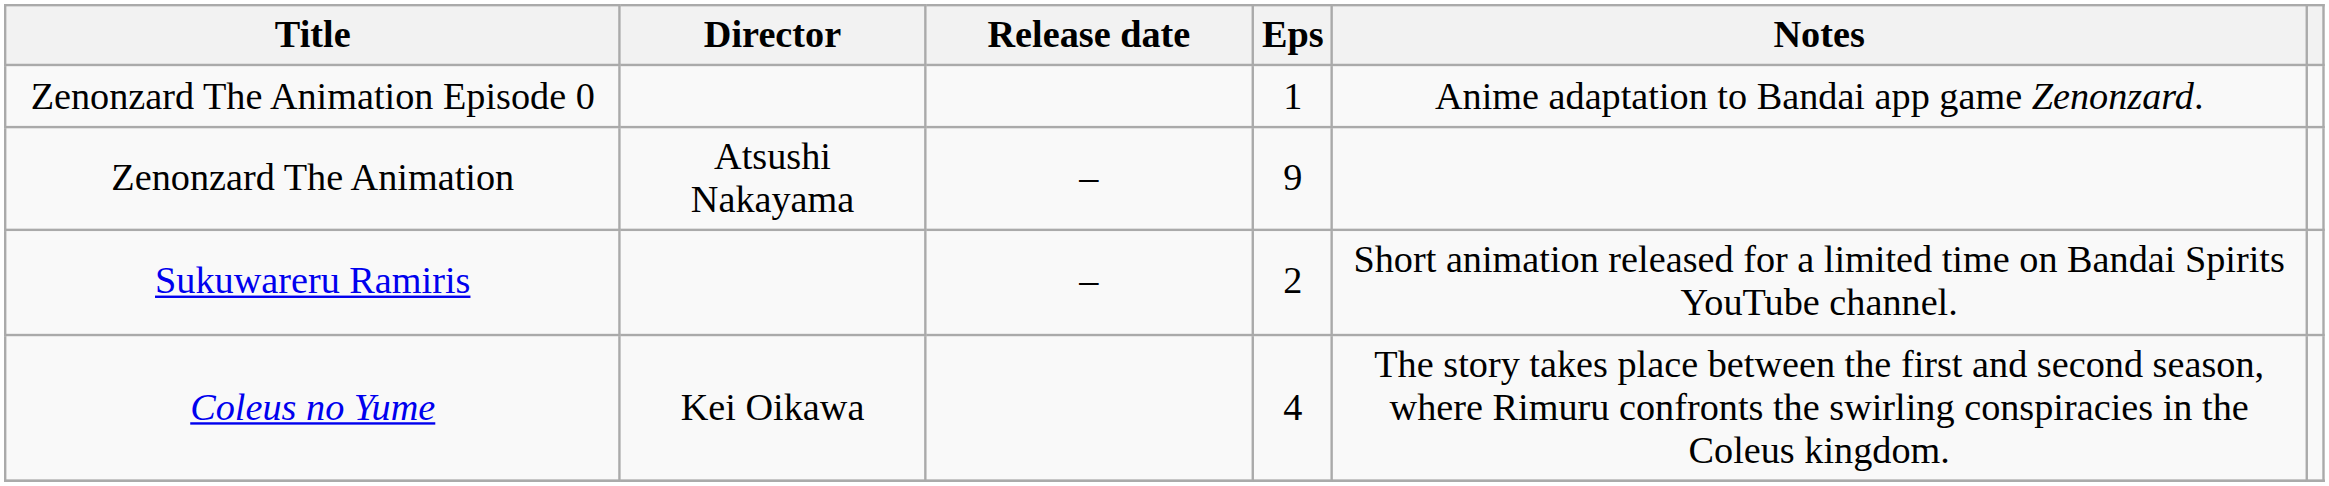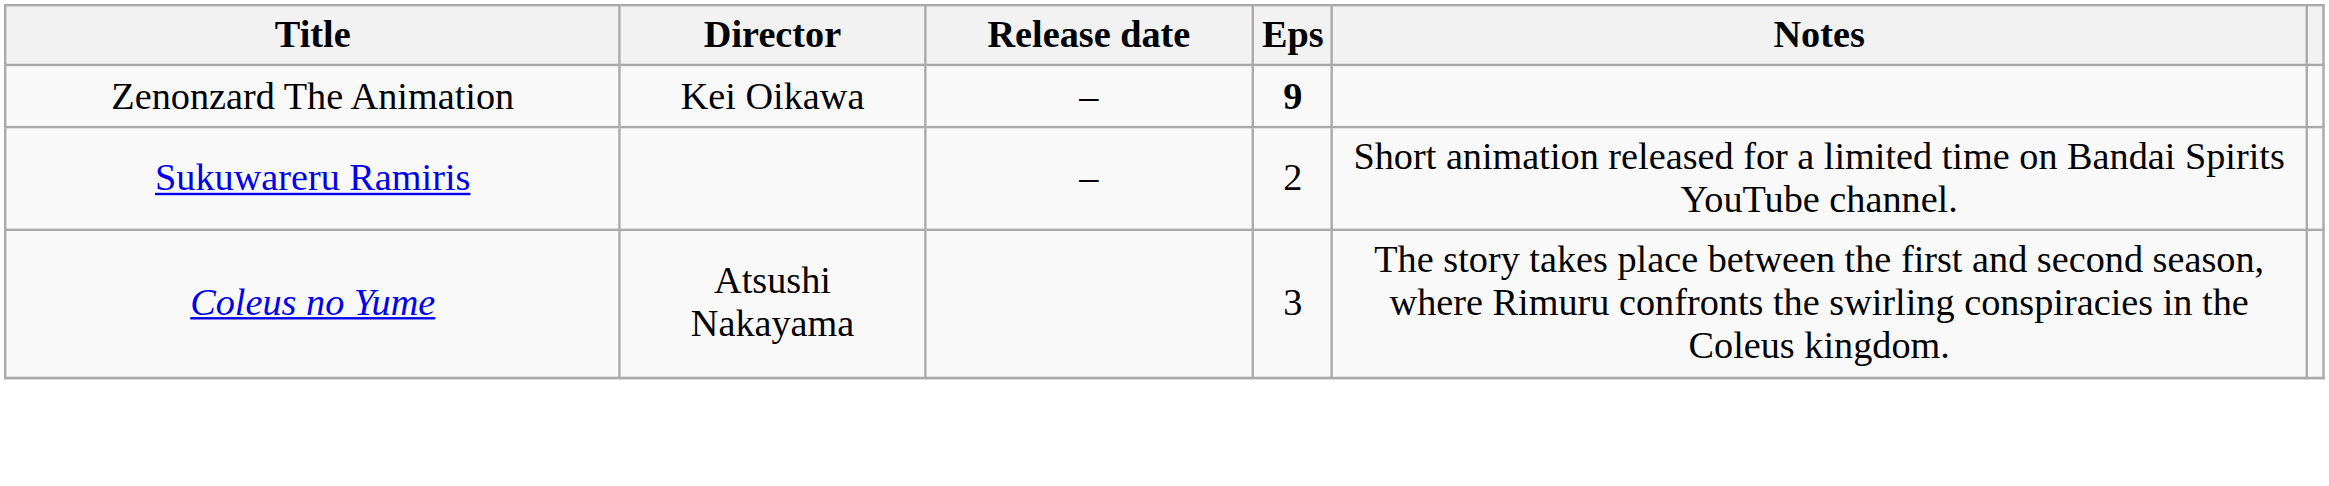- row: (313, 95)
(773, 177) Atsushi Nakayama -> (773, 95) Kei Oikawa
(1293, 177) normal -> (1293, 95) bold
(773, 406) Kei Oikawa -> (773, 302) Atsushi Nakayama
(1293, 406) 4 -> (1293, 302) 3
